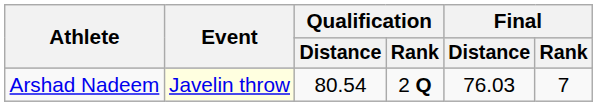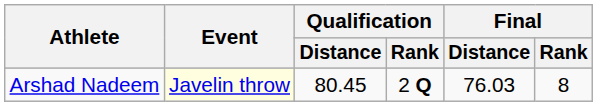(340, 85) 80.54 -> (340, 85) 80.45
(564, 85) 7 -> (564, 85) 8
